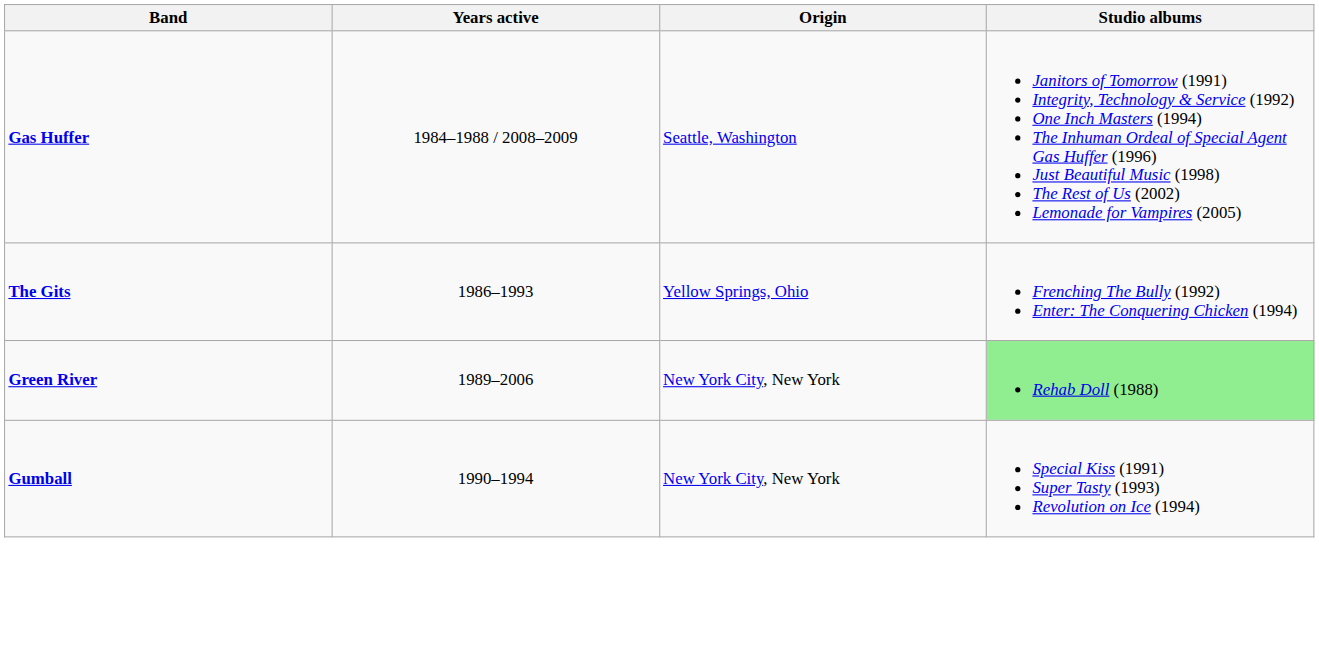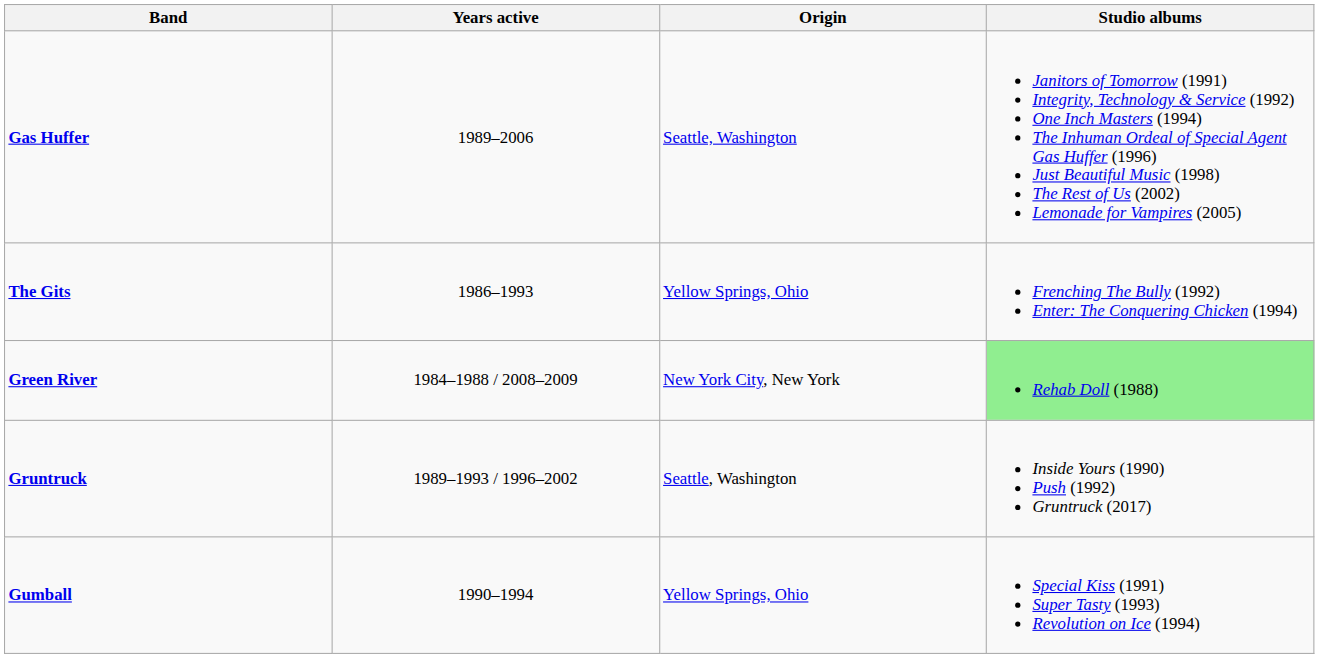(496, 136) 1984–1988 / 2008–2009 -> (496, 136) 1989–2006
(496, 380) 1989–2006 -> (496, 380) 1984–1988 / 2008–2009
+ row: (48, 478)
(751, 478) New York City, New York -> (736, 595) Yellow Springs, Ohio
